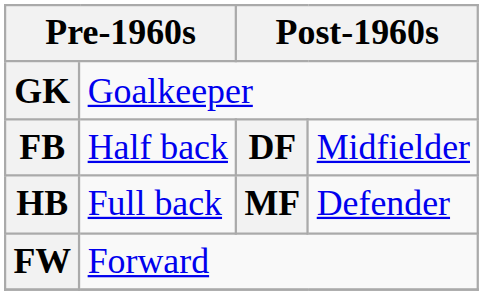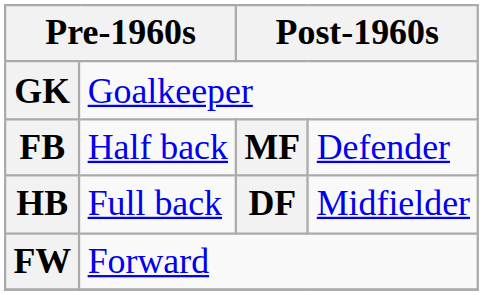(272, 146) DF -> (272, 146) MF
(393, 146) Midfielder -> (383, 146) Defender
(272, 203) MF -> (272, 203) DF
(383, 203) Defender -> (393, 203) Midfielder
